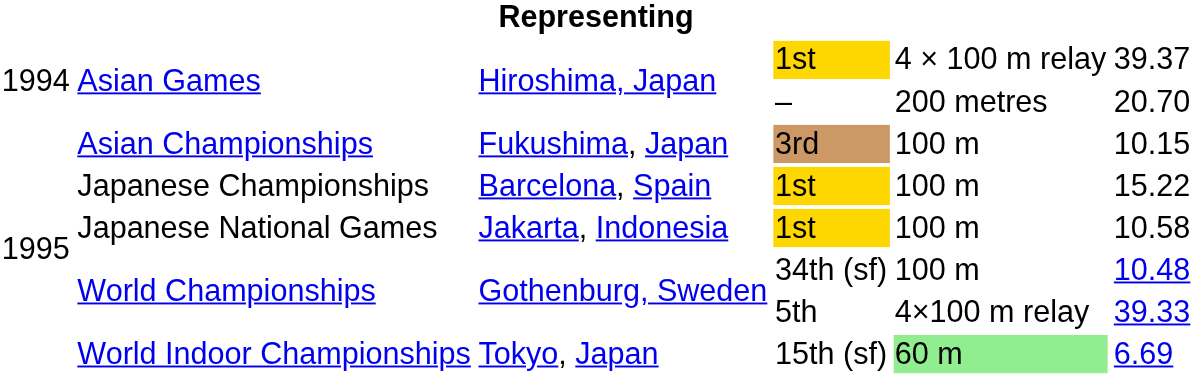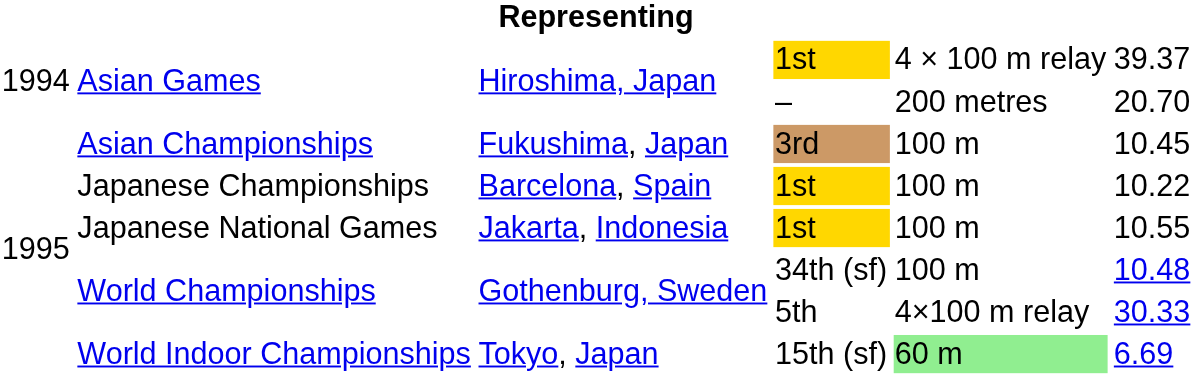(1152, 143) 10.15 -> (1152, 143) 10.45
(1152, 185) 15.22 -> (1152, 185) 10.22
(1152, 227) 10.58 -> (1152, 227) 10.55
(1152, 311) 39.33 -> (1152, 311) 30.33
